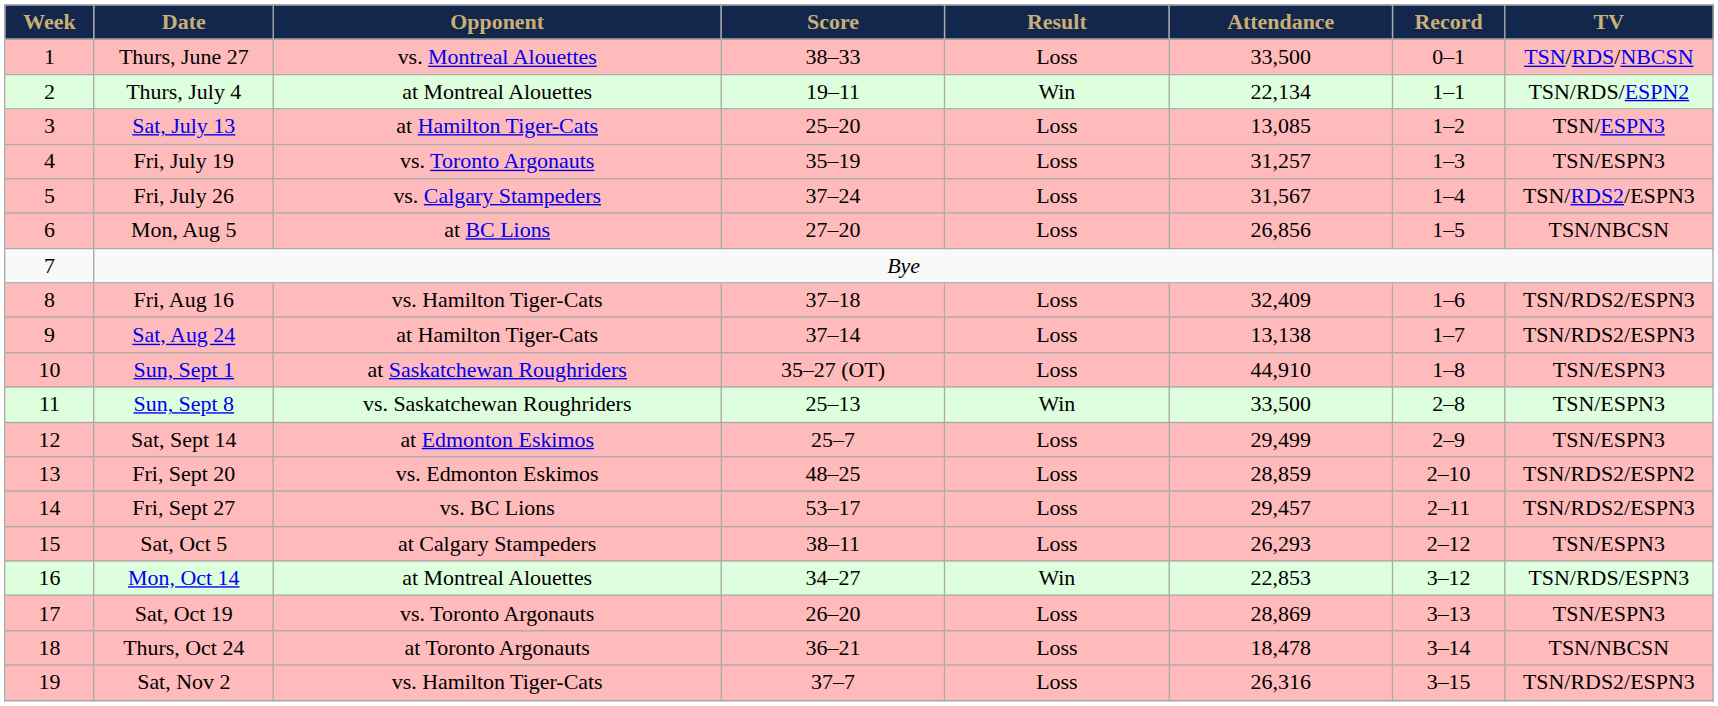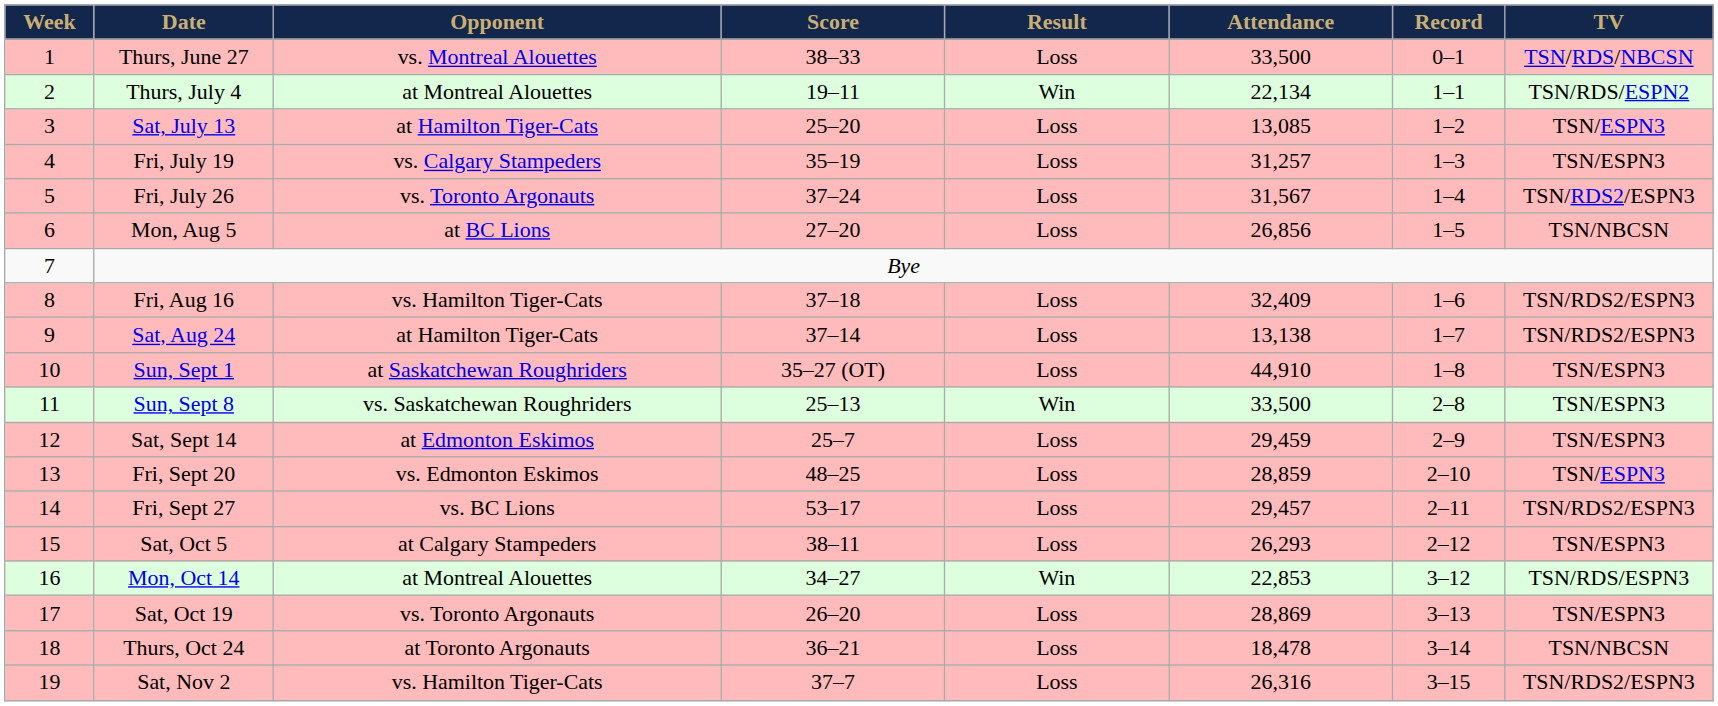(497, 160) vs. Toronto Argonauts -> (497, 160) vs. Calgary Stampeders
(497, 195) vs. Calgary Stampeders -> (497, 195) vs. Toronto Argonauts
(1281, 439) 29,499 -> (1281, 439) 29,459
(1609, 473) TSN/RDS2/ESPN2 -> (1609, 473) TSN/ESPN3
